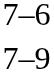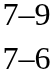rows swapped: (27, 14) <-> (27, 58)
